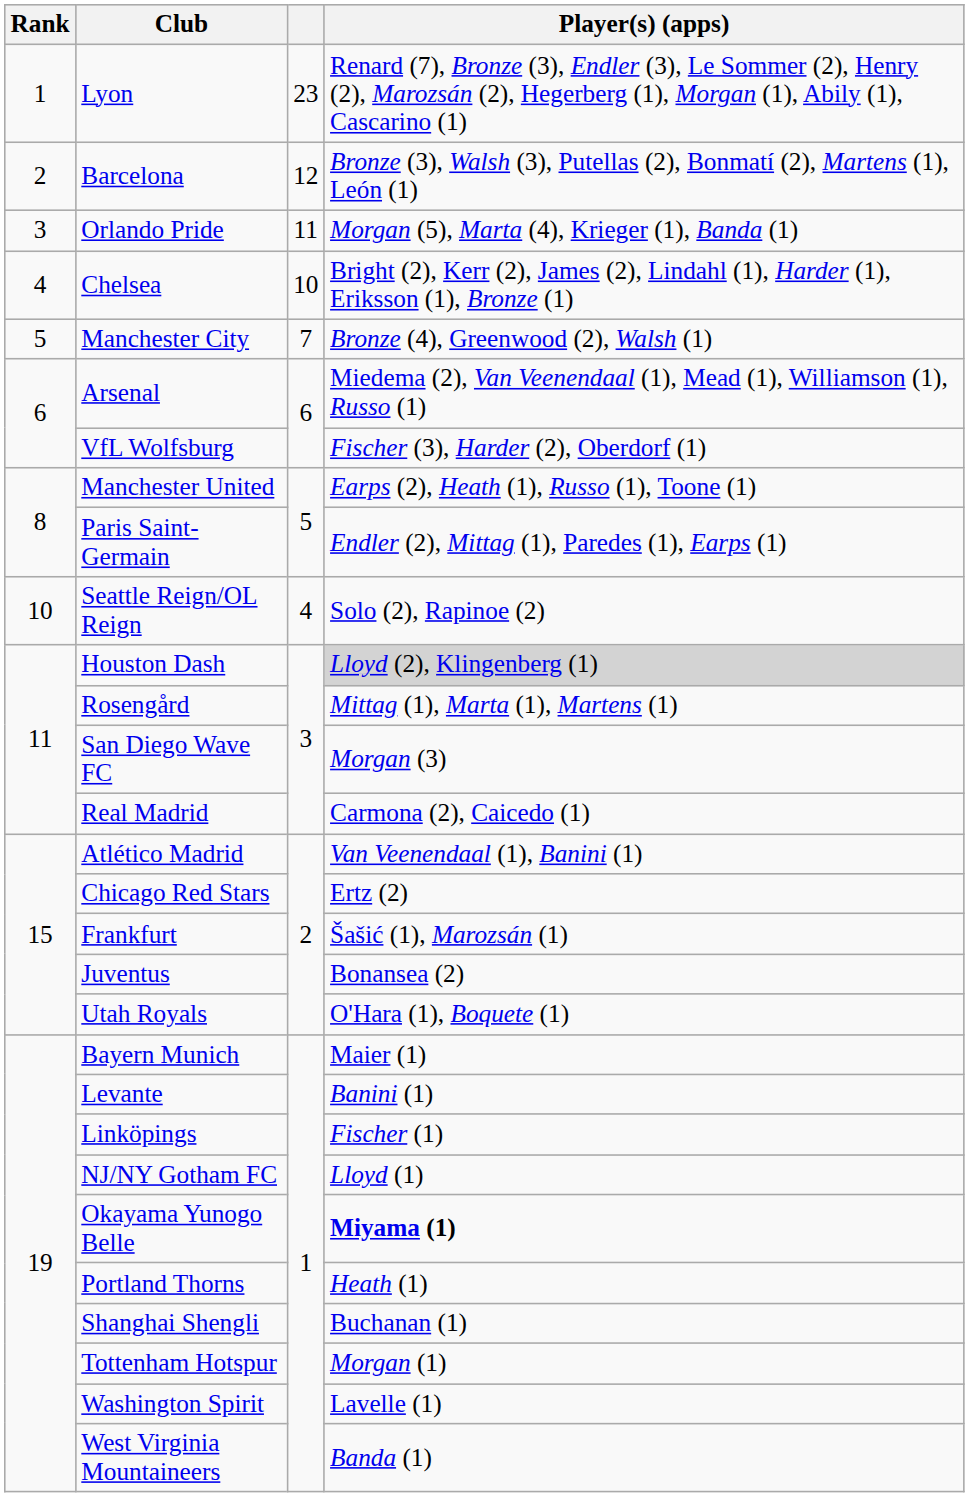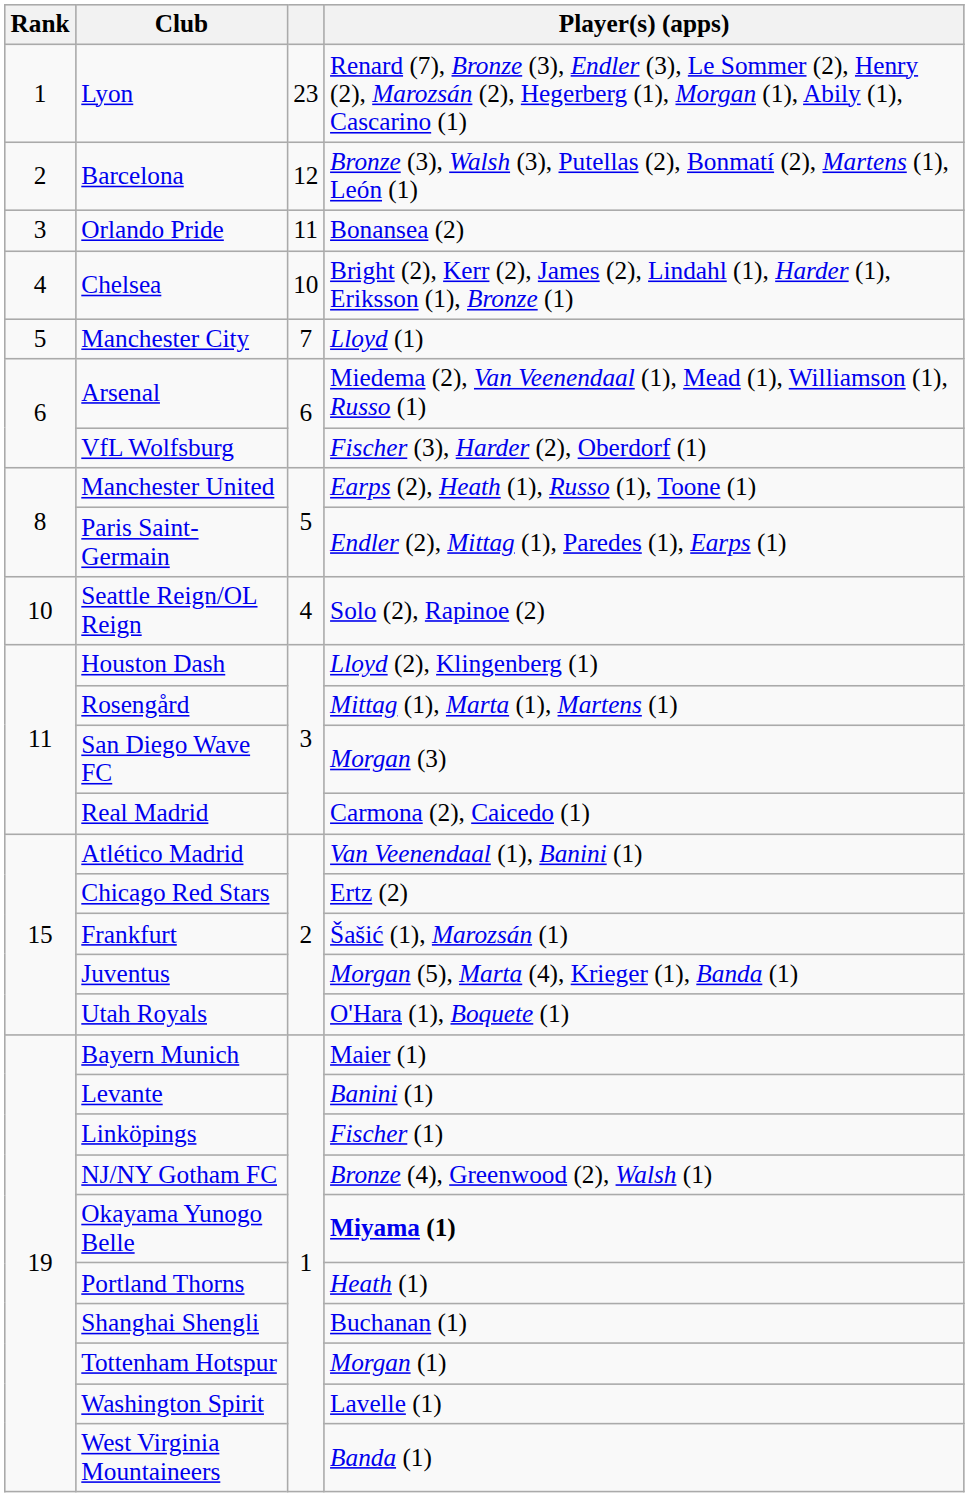(564, 230) Morgan (5), Marta (4), Krieger (1), Banda (1) -> (397, 230) Bonansea (2)
(521, 338) Bronze (4), Greenwood (2), Walsh (1) -> (377, 338) Lloyd (1)
(464, 664) lightgrey background -> (464, 664) no background
(397, 973) Bonansea (2) -> (564, 973) Morgan (5), Marta (4), Krieger (1), Banda (1)
(377, 1174) Lloyd (1) -> (521, 1174) Bronze (4), Greenwood (2), Walsh (1)
